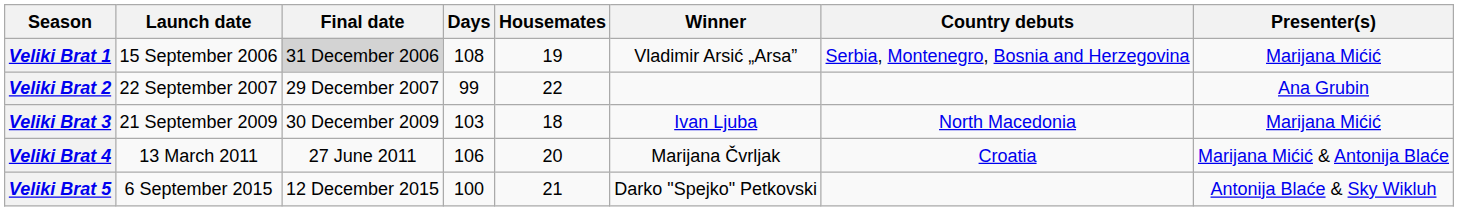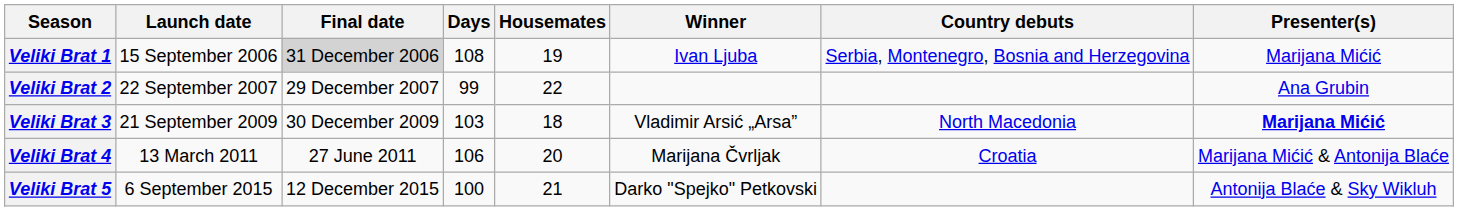(716, 55) Vladimir Arsić „Arsa” -> (716, 55) Ivan Ljuba
(716, 122) Ivan Ljuba -> (716, 122) Vladimir Arsić „Arsa”
(1324, 122) normal -> (1324, 122) bold
